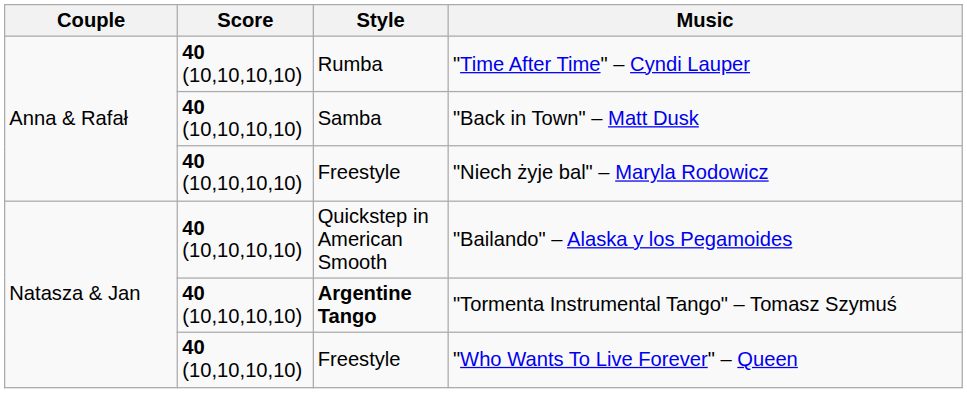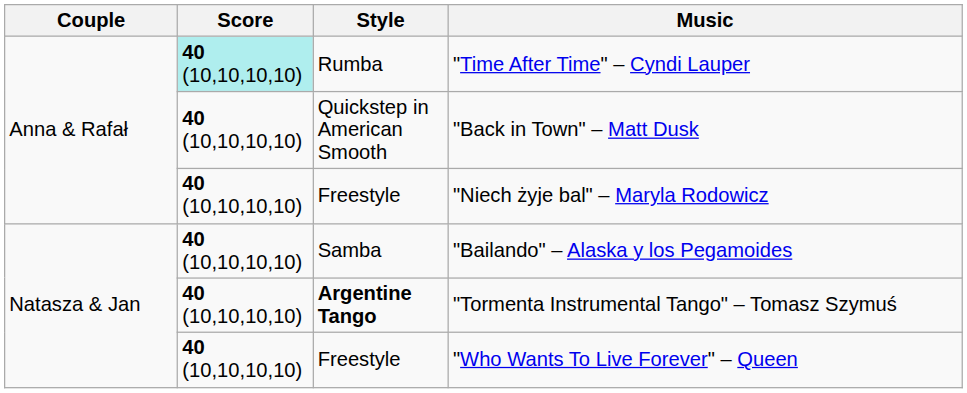(242, 63) no background -> (242, 63) paleturquoise background
(350, 118) Samba -> (373, 129) Quickstep in American Smooth
(373, 239) Quickstep in American Smooth -> (350, 250) Samba
